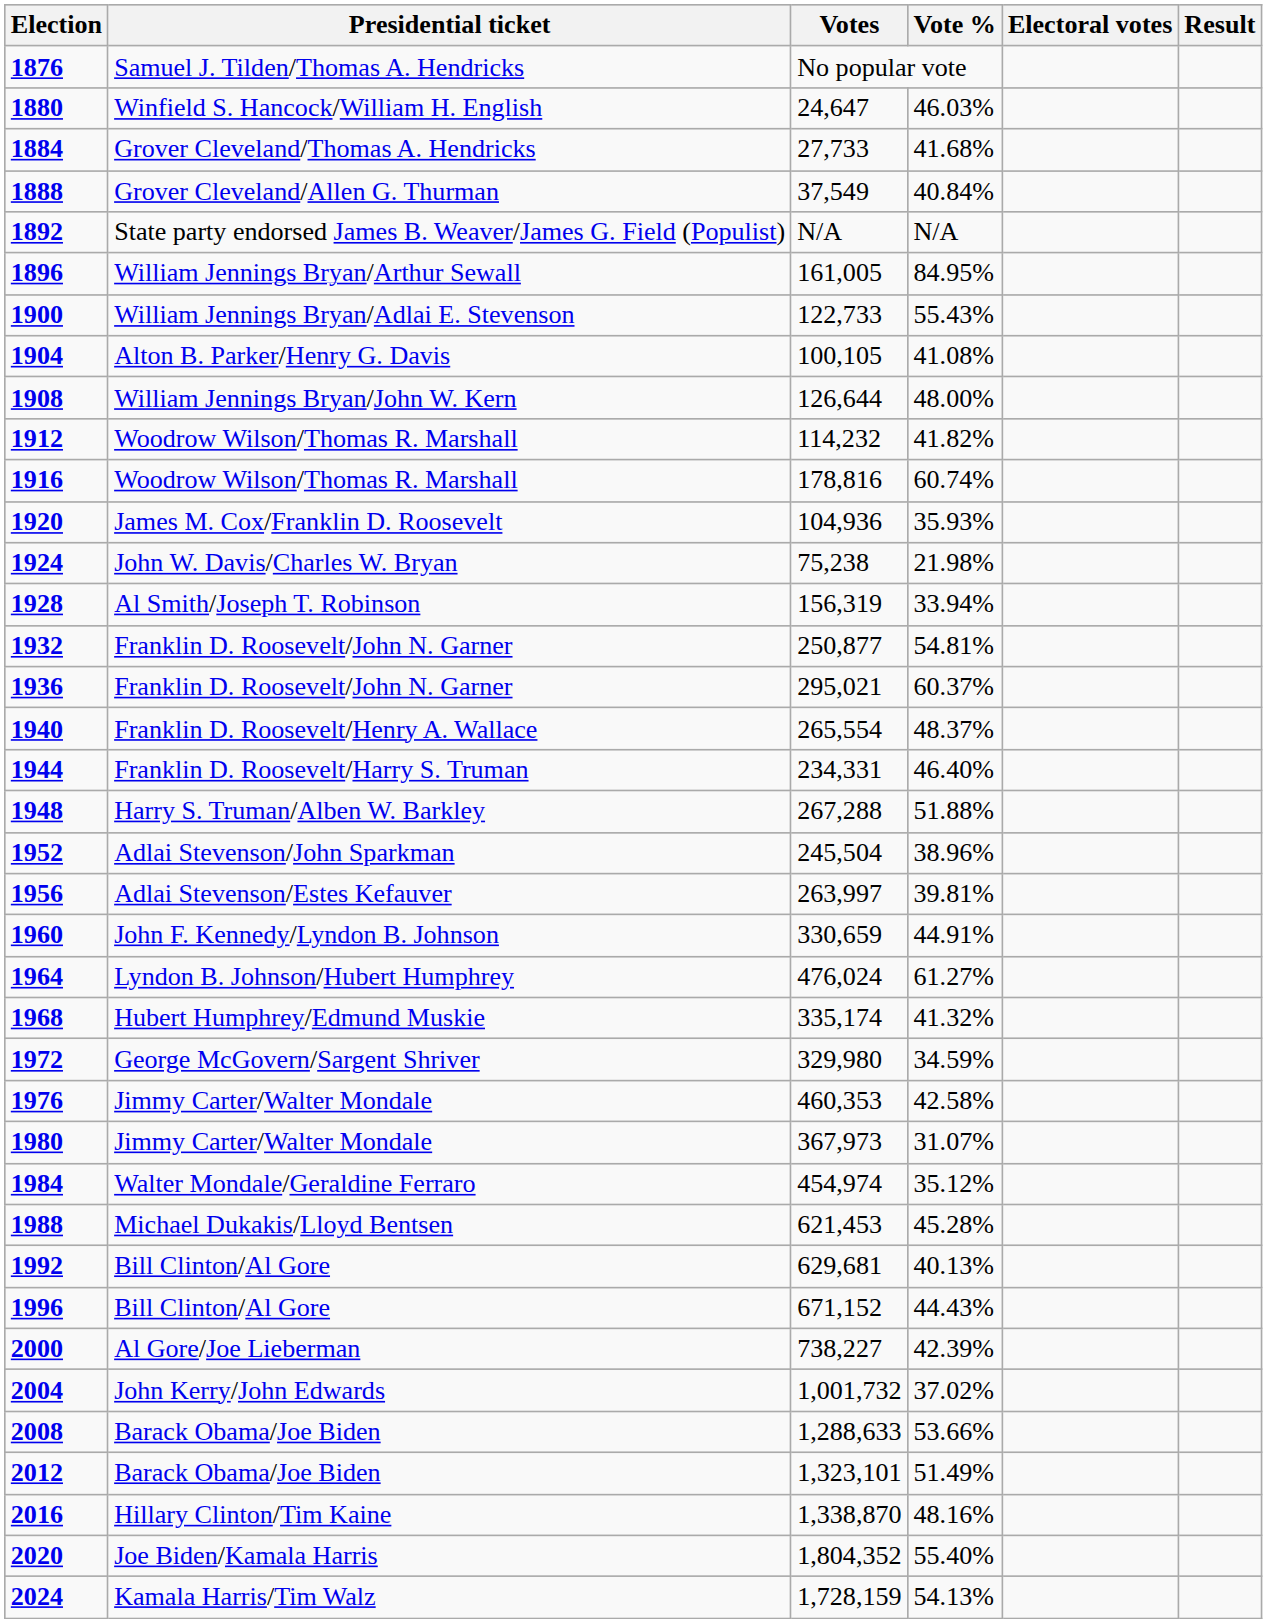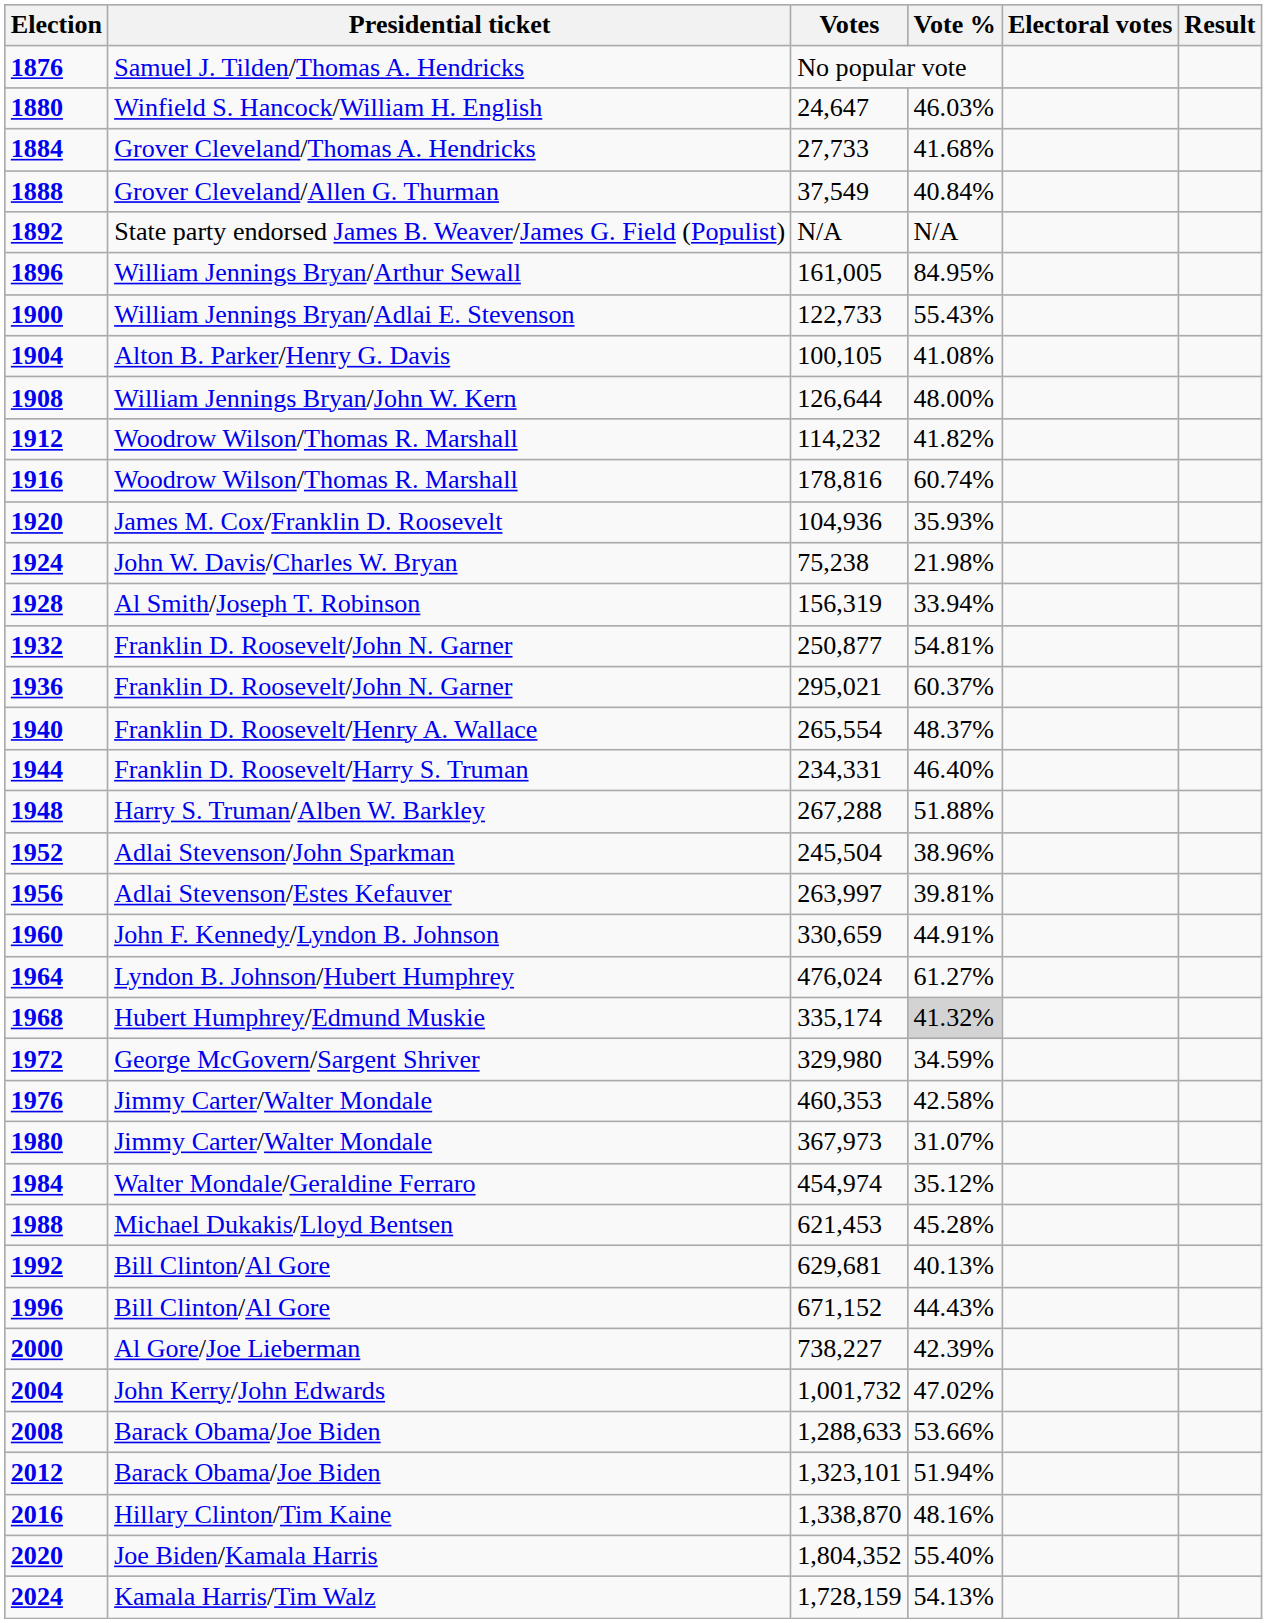(954, 1017) no background -> (954, 1017) lightgrey background
(954, 1390) 37.02% -> (954, 1390) 47.02%
(954, 1472) 51.49% -> (954, 1472) 51.94%
